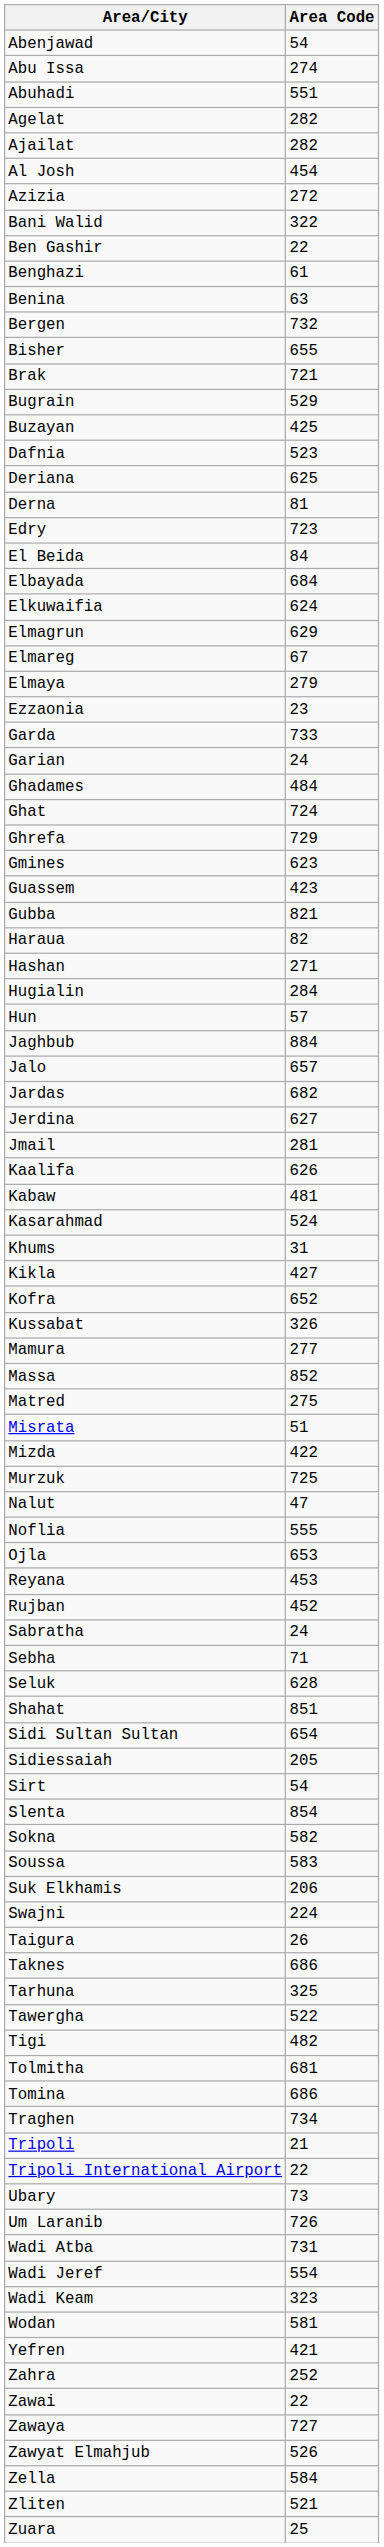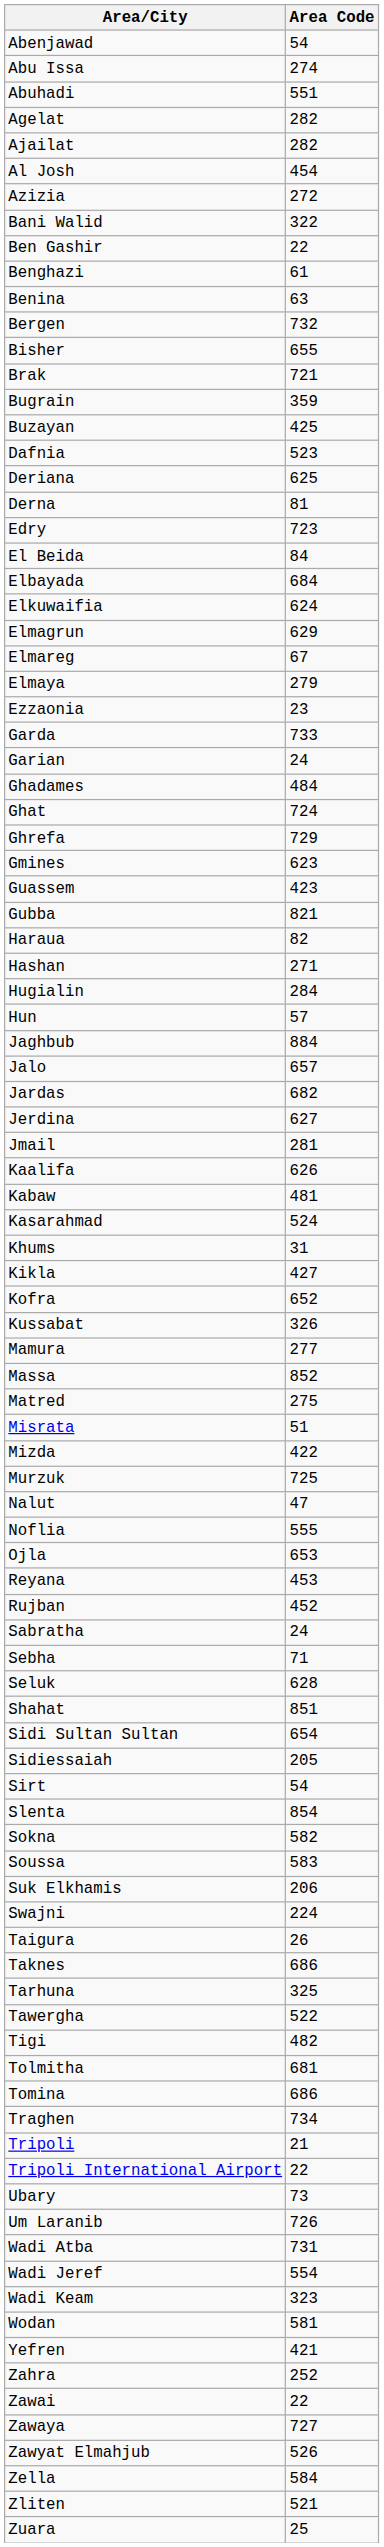(304, 402) 529 -> (304, 402) 359
